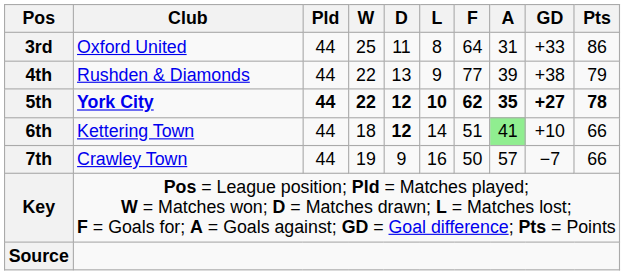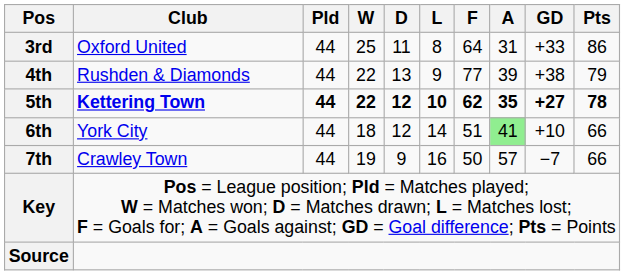(115, 103) York City -> (141, 103) Kettering Town
(136, 131) Kettering Town -> (112, 131) York City
(401, 131) bold -> (401, 131) normal
